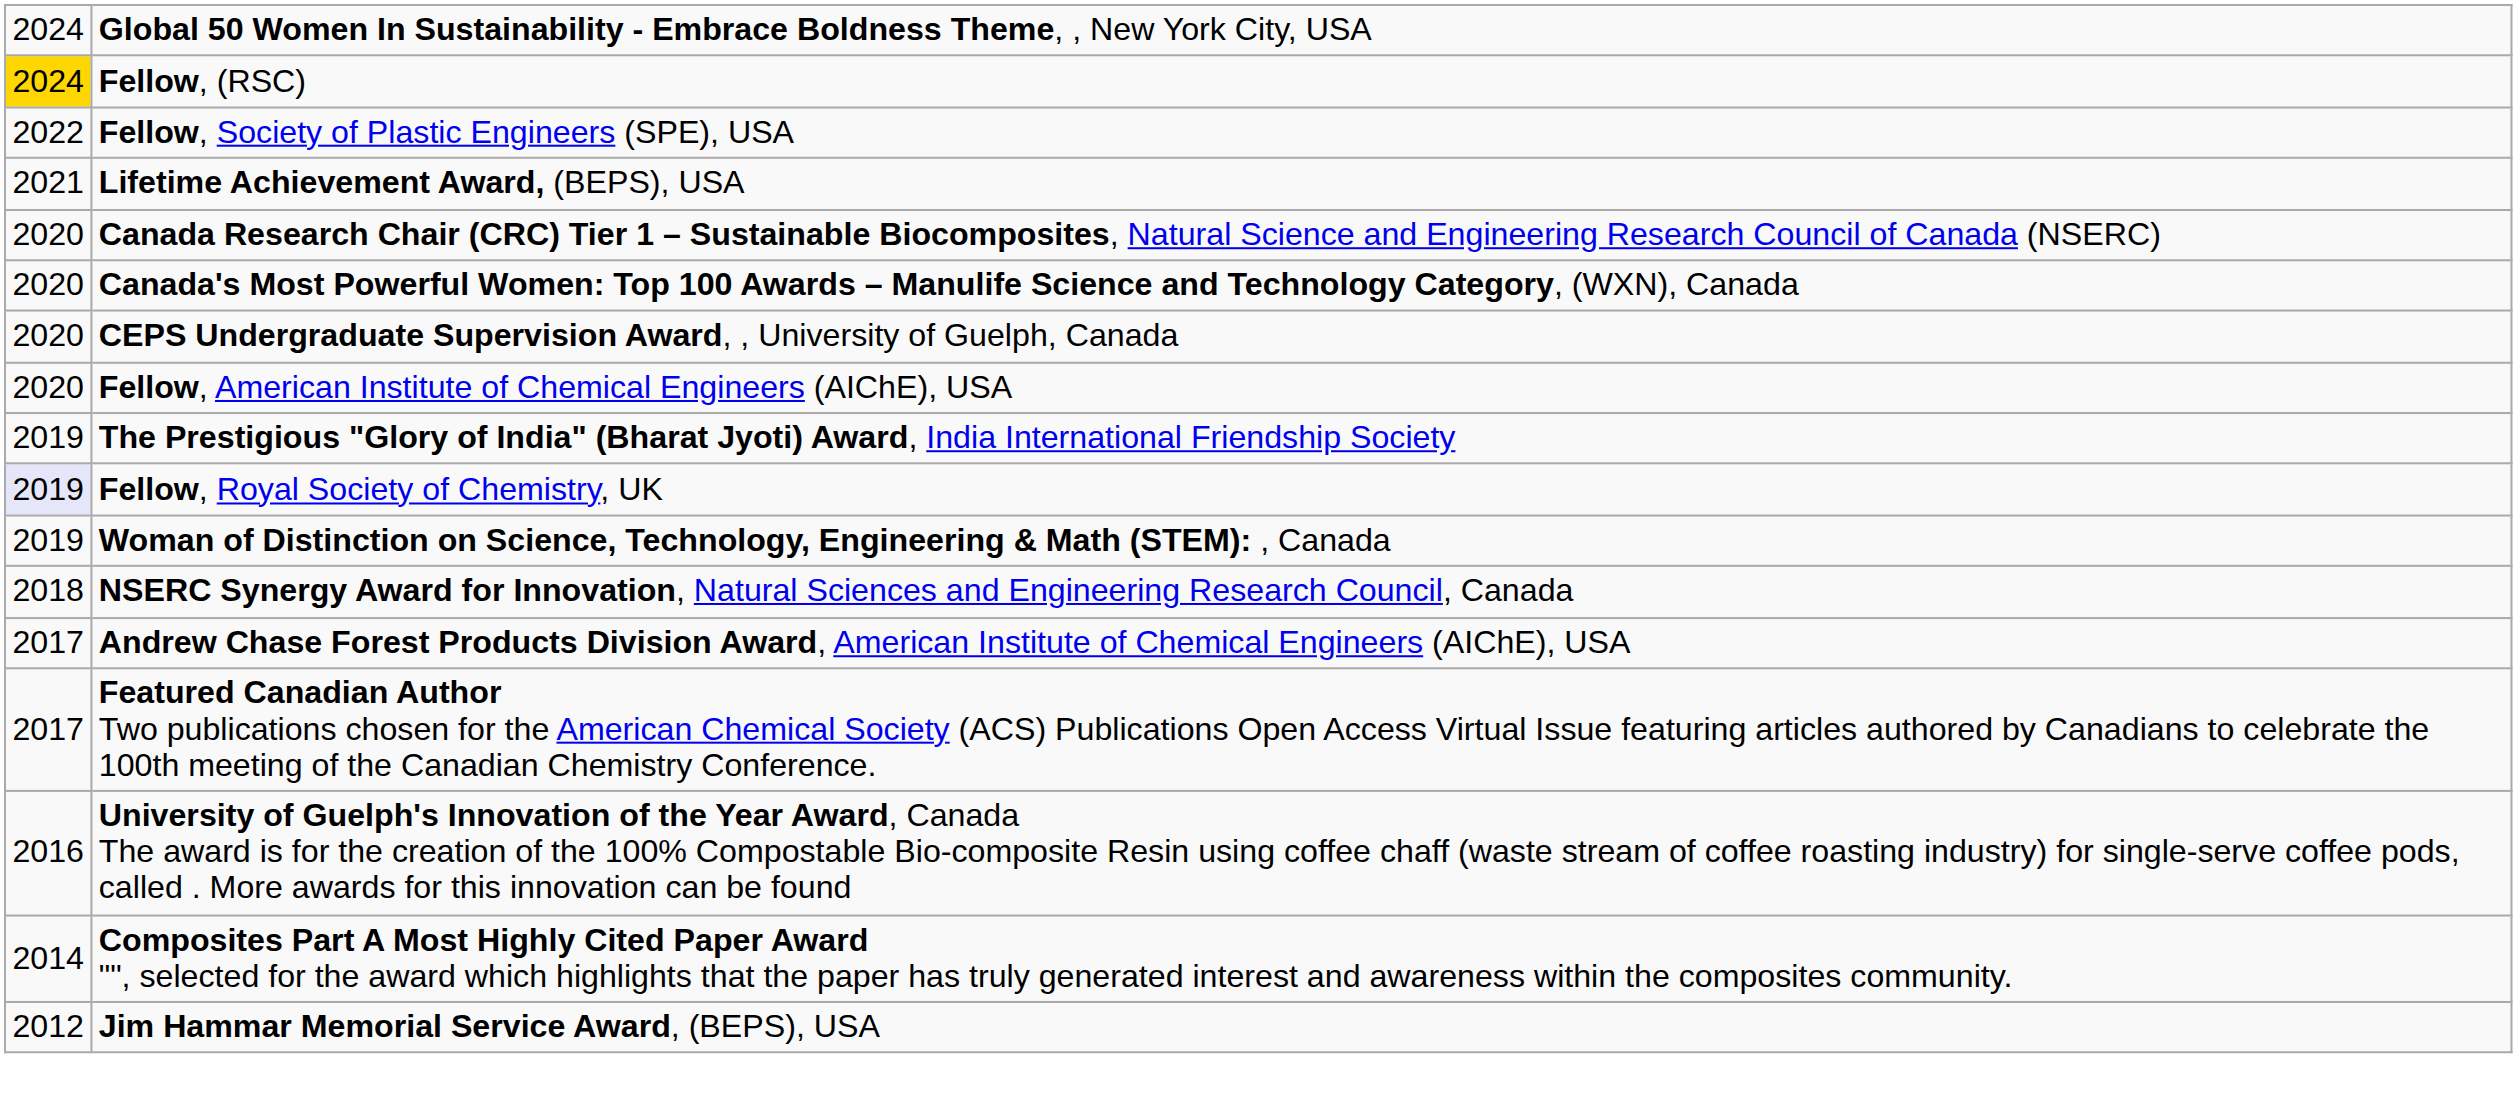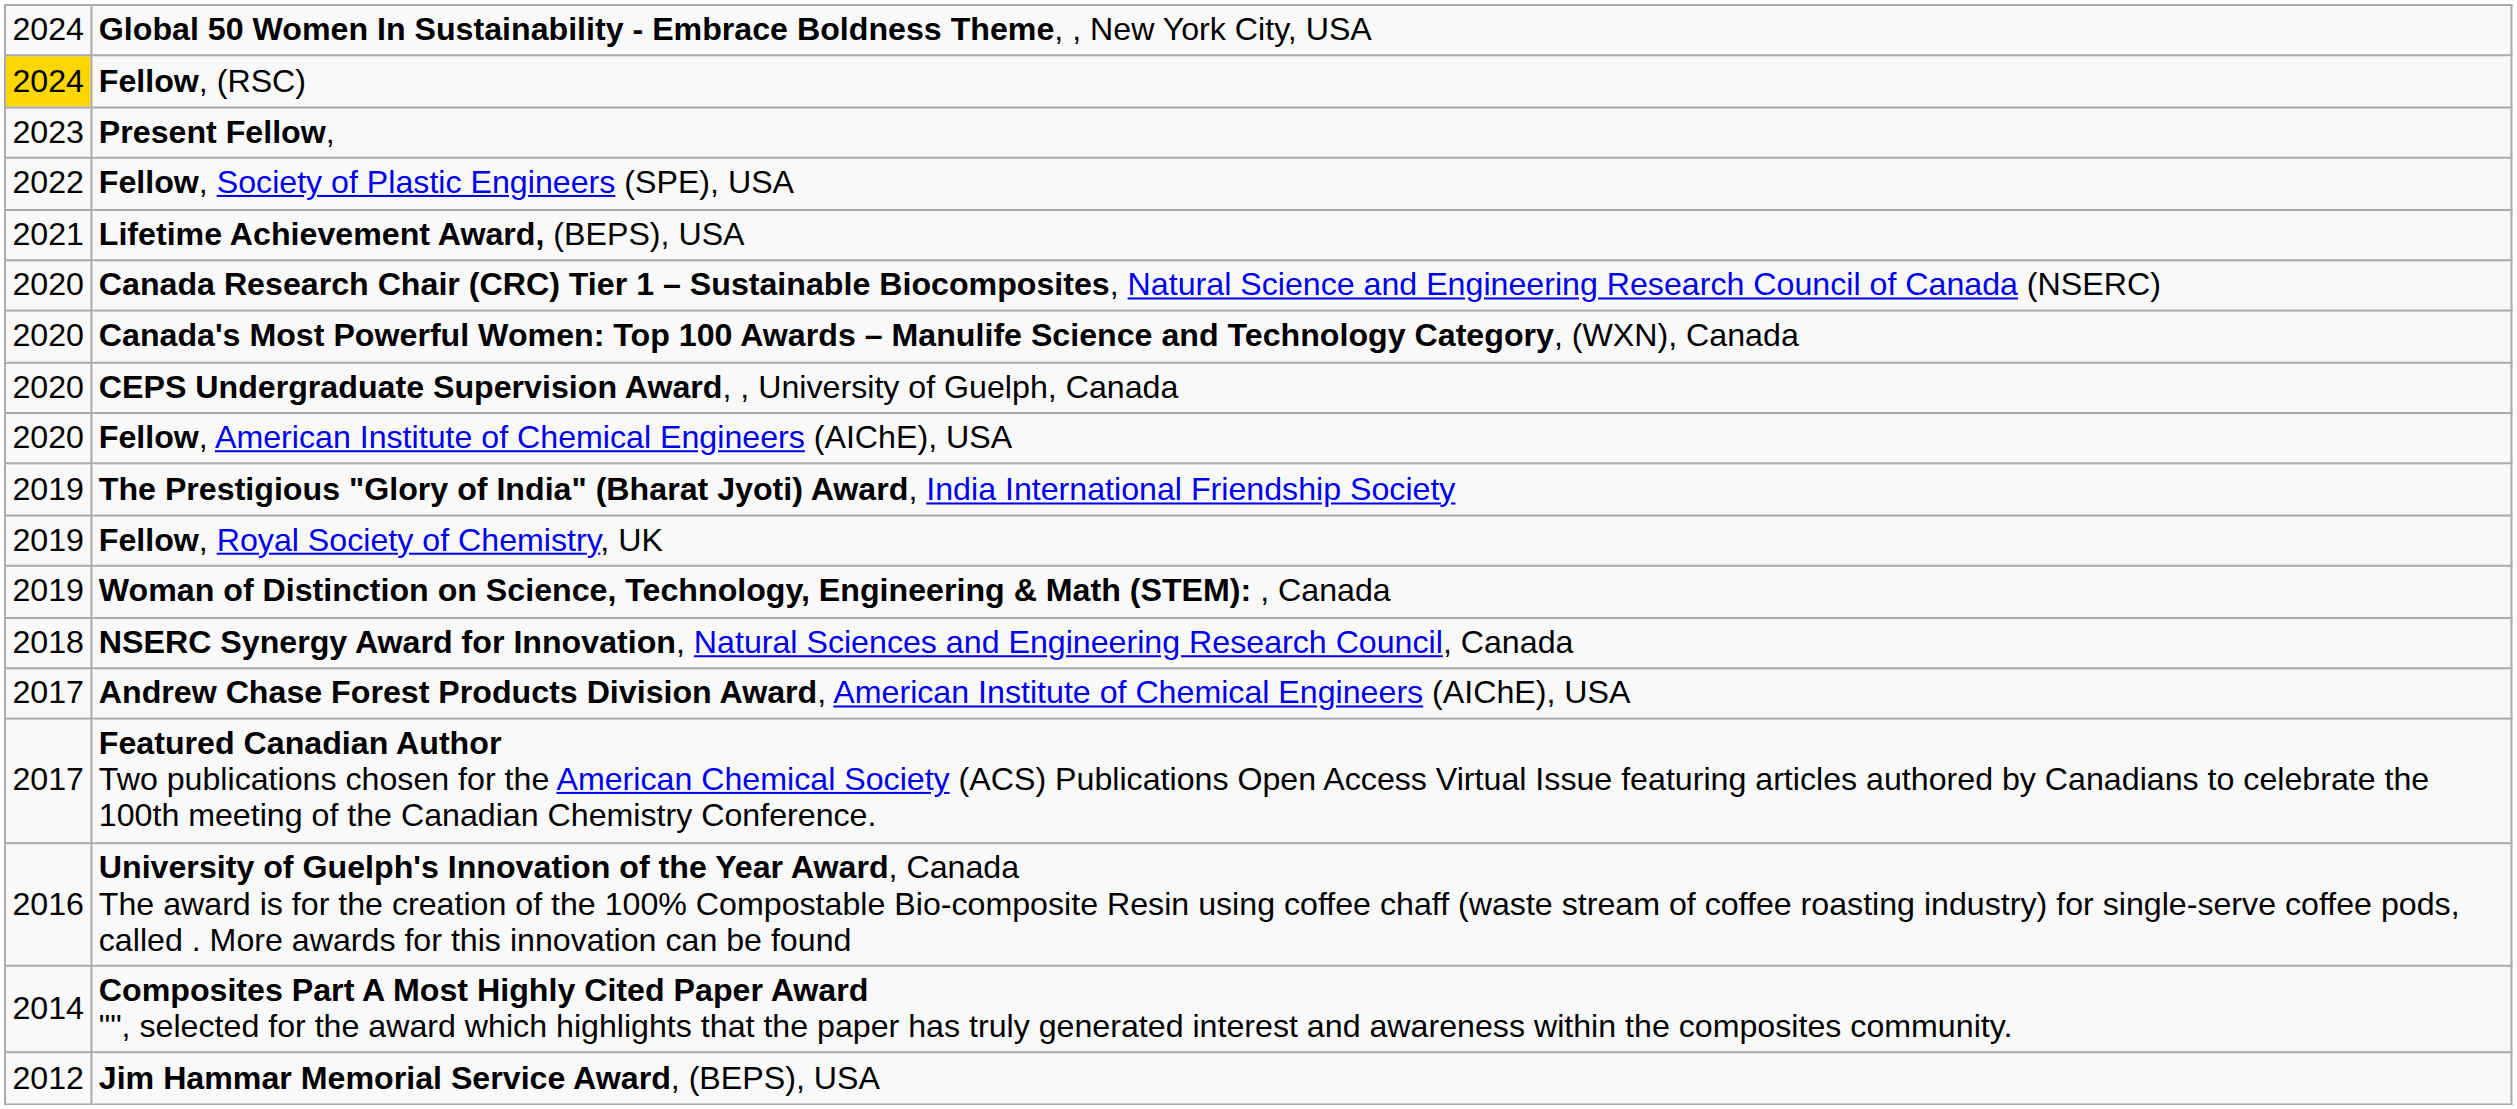+ row: (217, 132)
(48, 489) lavender background -> (48, 540) no background
